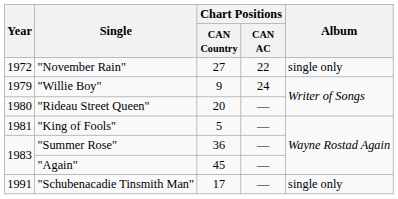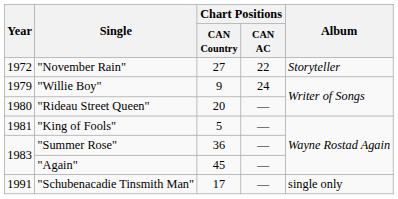(315, 67) single only -> (314, 67) Storyteller
